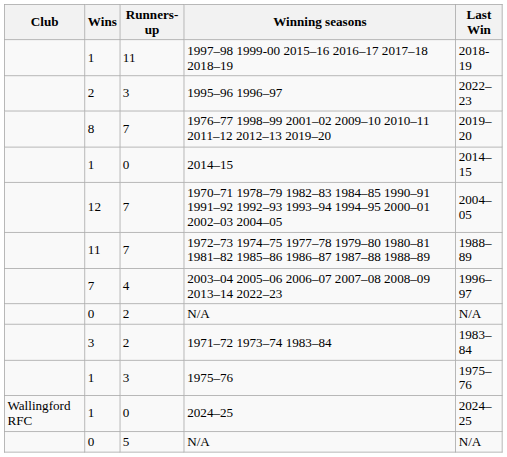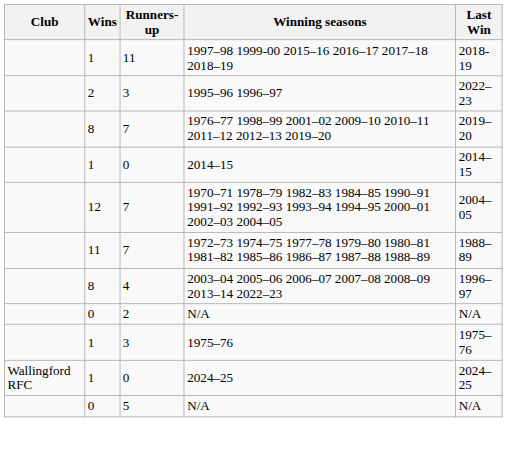(91, 286) 7 -> (91, 286) 8
- row: (126, 342)
